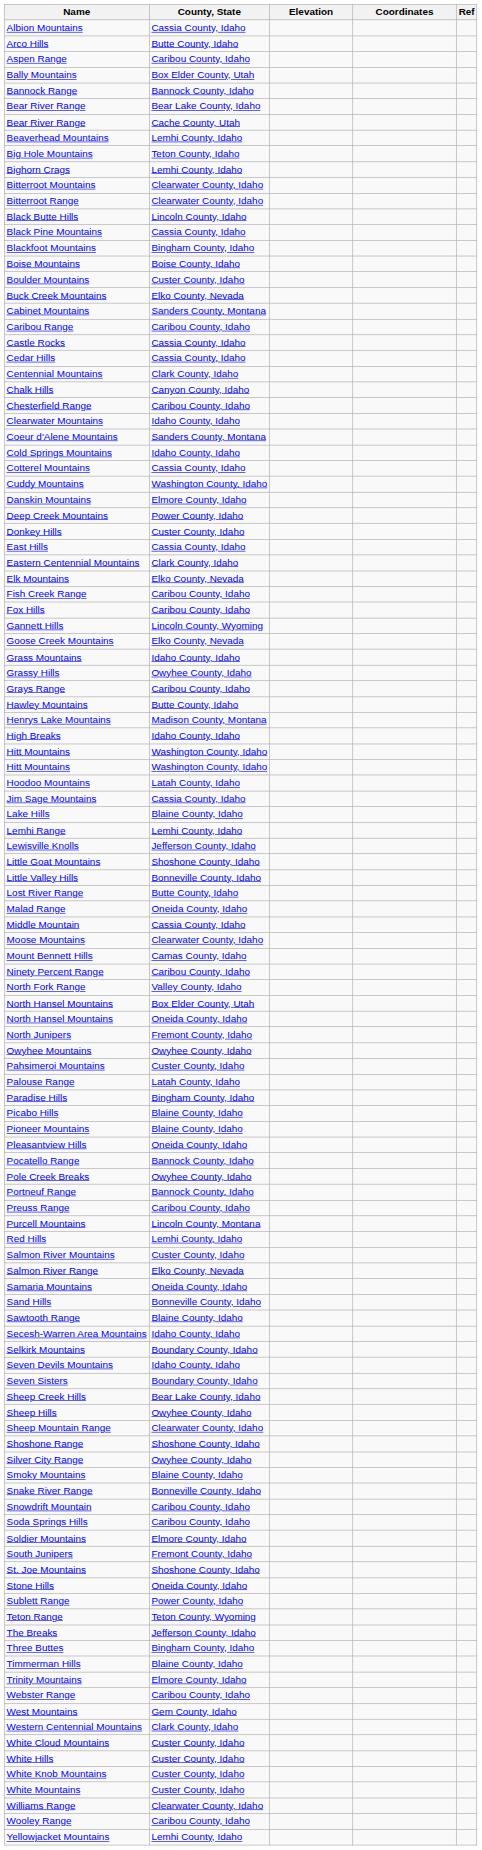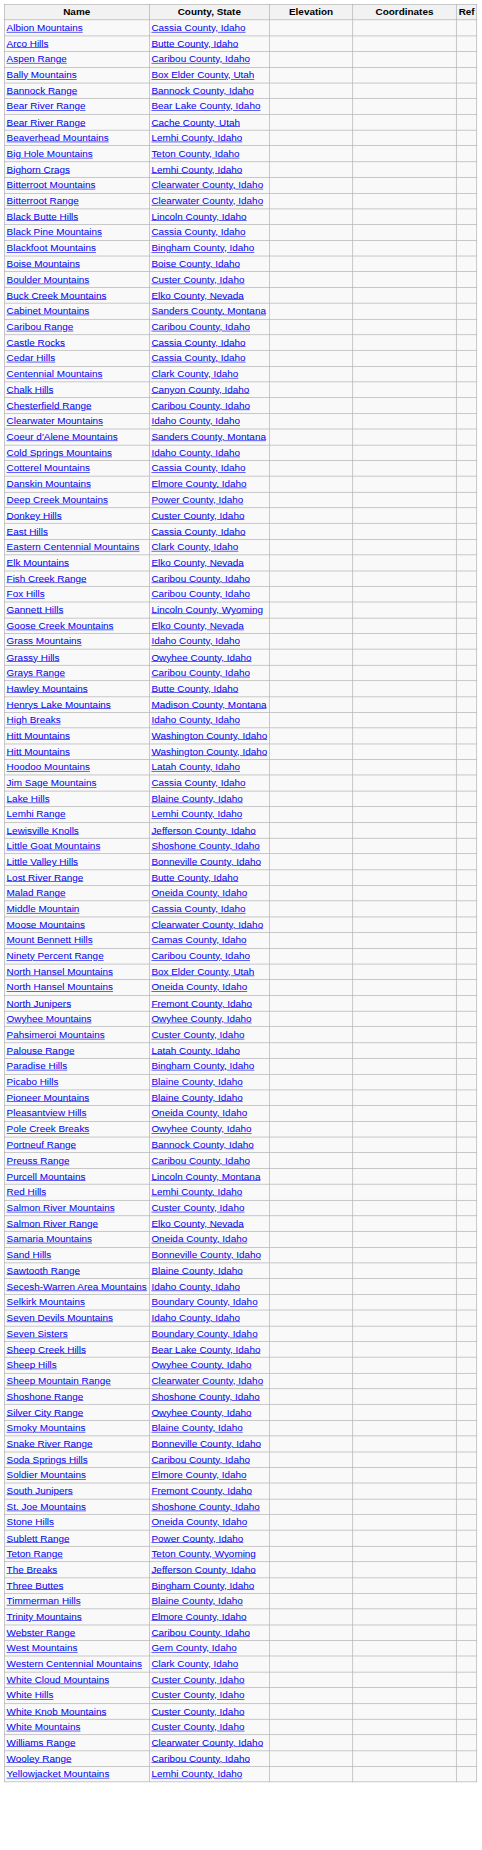- row: (45, 484)
- row: (46, 987)
- row: (43, 1160)
- row: (49, 1506)
